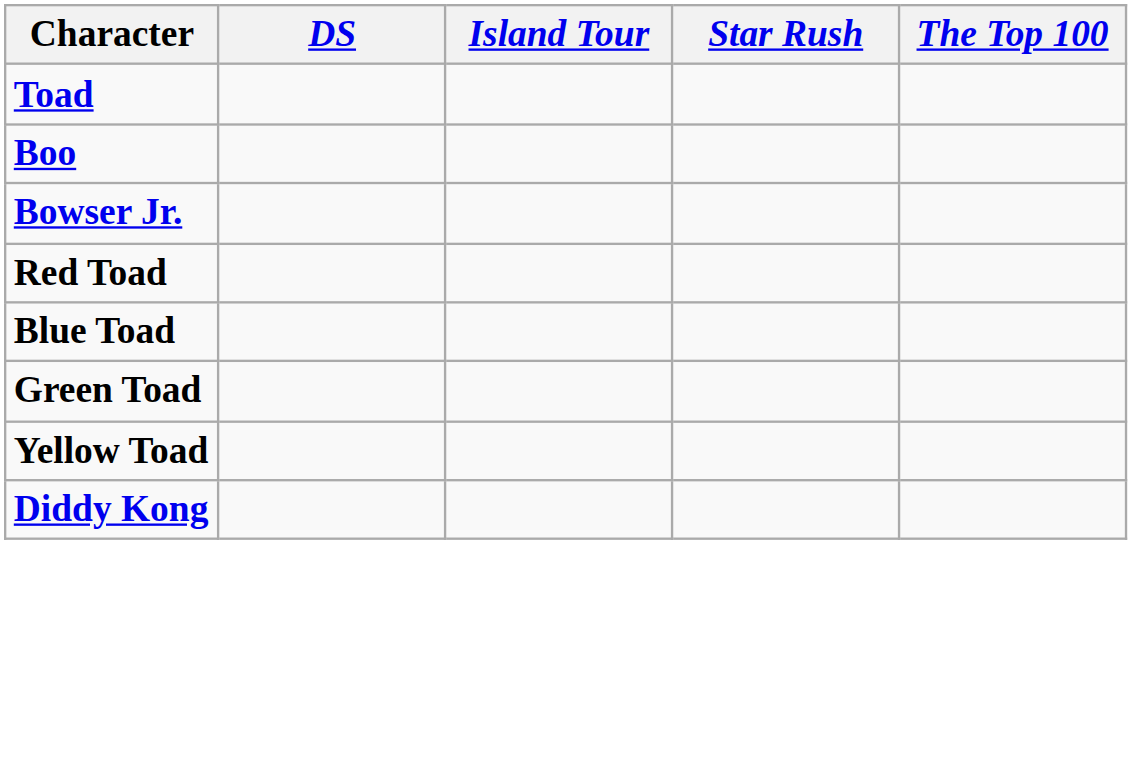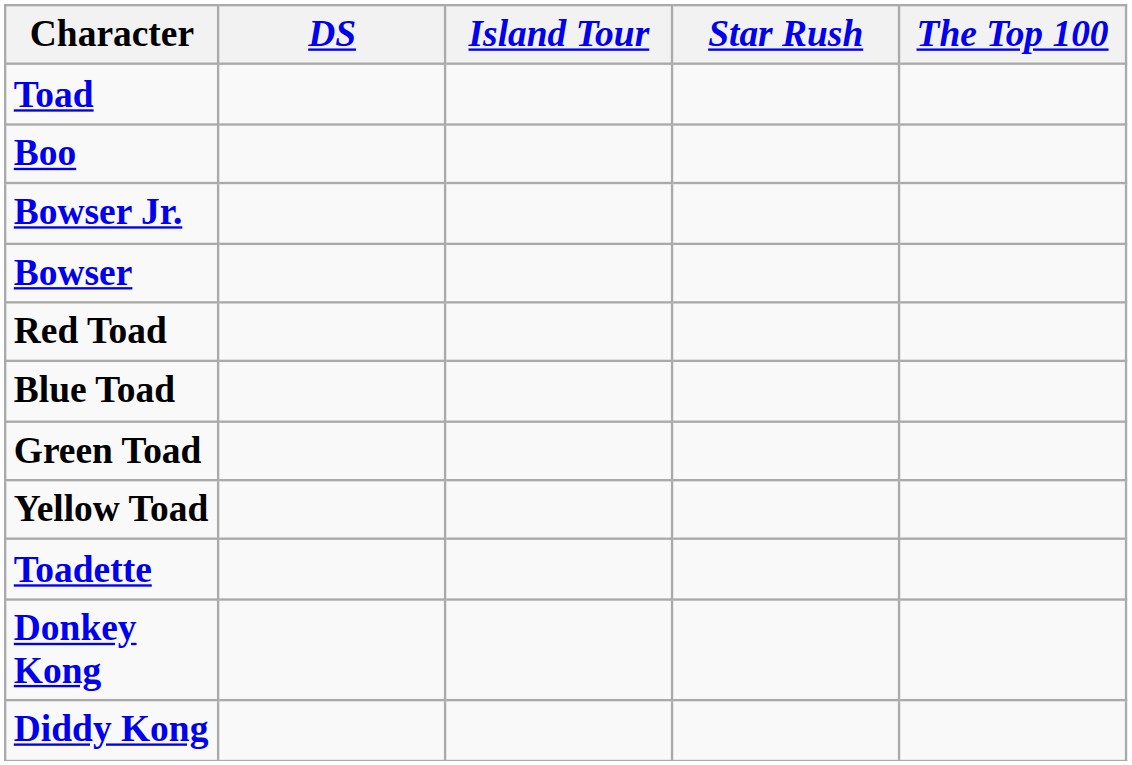+ row: (73, 271)
+ row: (83, 568)
+ row: (75, 649)
